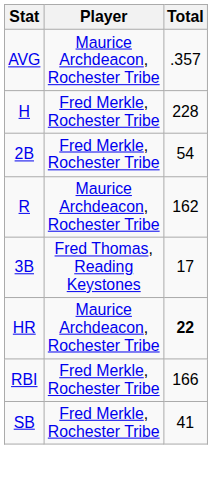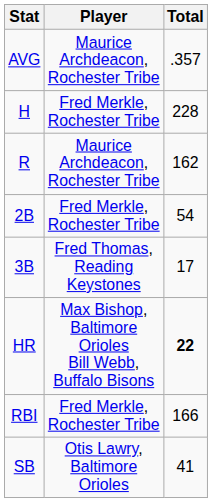rows swapped: (24, 206) <-> (24, 154)
(104, 328) Maurice Archdeacon, Rochester Tribe -> (104, 345) Max Bishop, Baltimore Orioles Bill Webb, Buffalo Bisons
(104, 422) Fred Merkle, Rochester Tribe -> (104, 467) Otis Lawry, Baltimore Orioles
